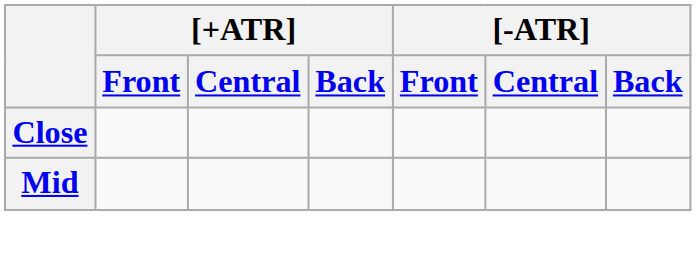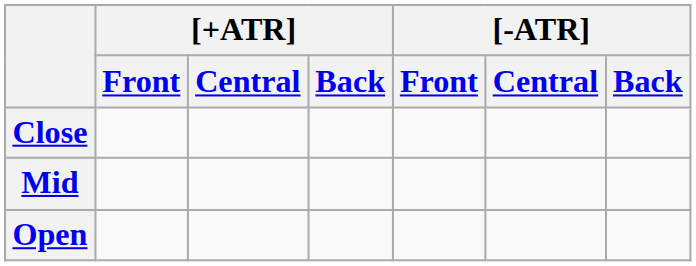+ row: (50, 234)
